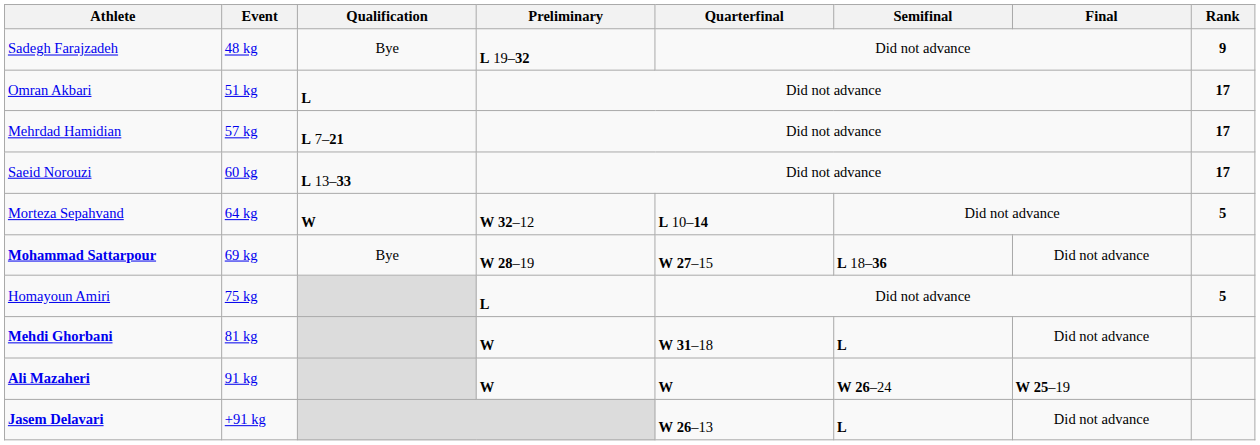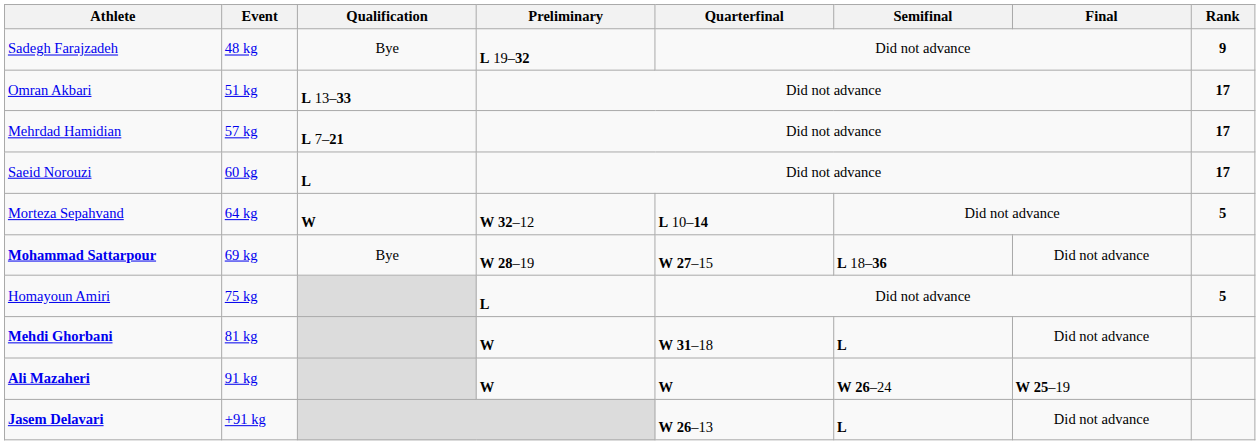(306, 99) L -> (326, 99) L 13–33
(326, 181) L 13–33 -> (306, 181) L
